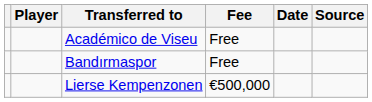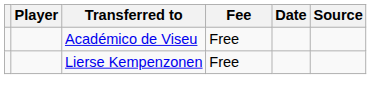- row: (111, 62)
(240, 85) €500,000 -> (224, 62) Free
